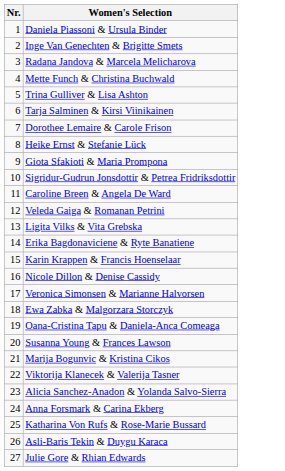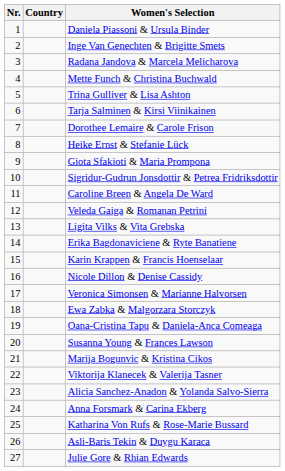+ column: (44, 12)
